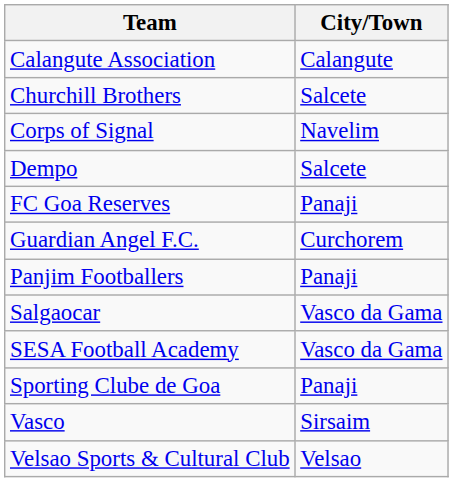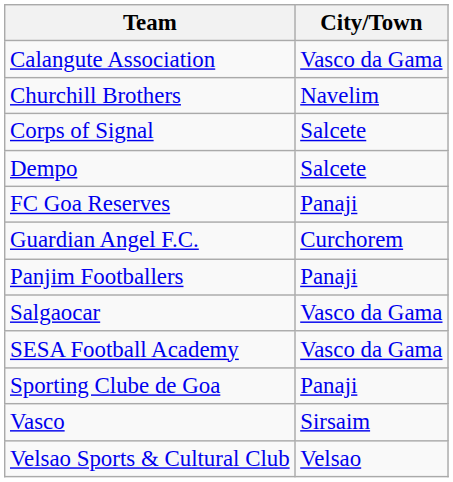(347, 58) Calangute -> (371, 58) Vasco da Gama
(333, 95) Salcete -> (340, 95) Navelim
(340, 131) Navelim -> (333, 131) Salcete
